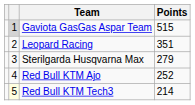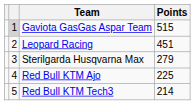(165, 44) 351 -> (165, 44) 451
(165, 75) 252 -> (165, 75) 225
(14, 91) lightyellow background -> (14, 91) no background
